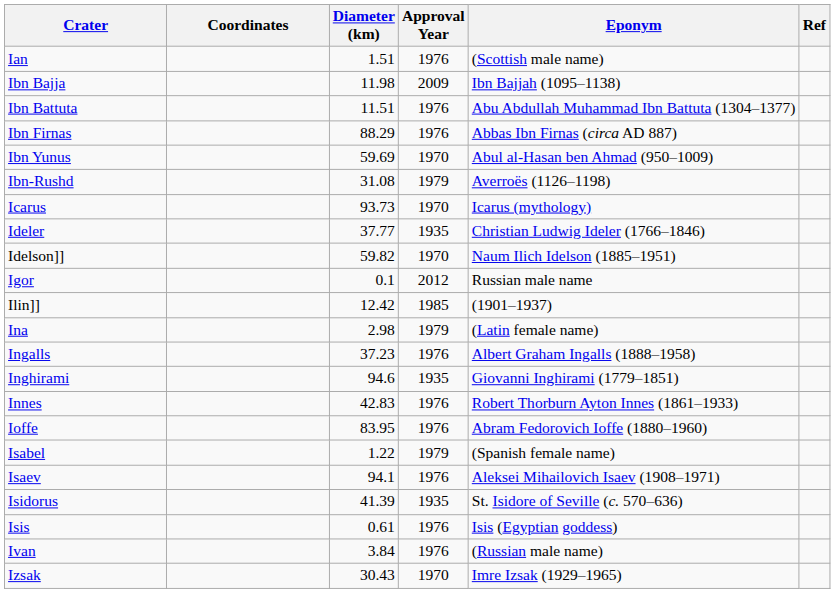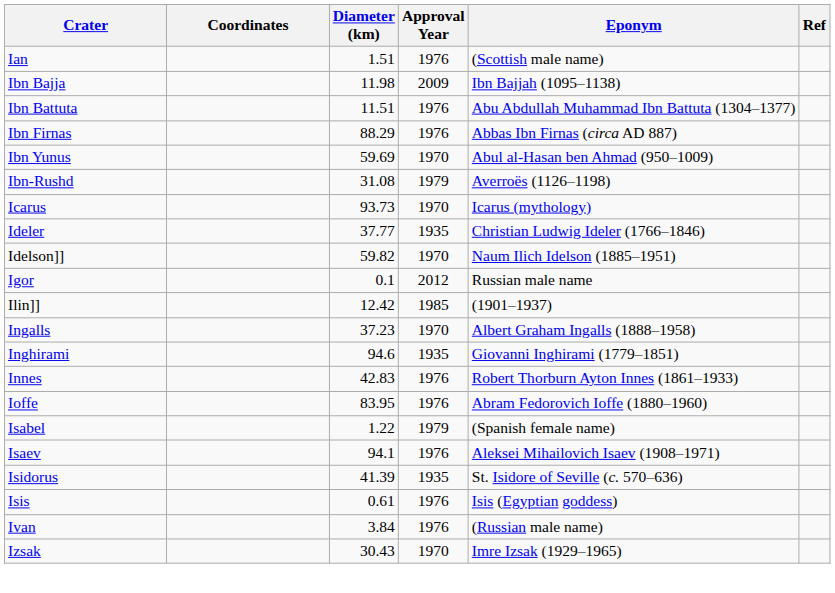- row: (18, 329)
(433, 354) 1976 -> (433, 329) 1970
